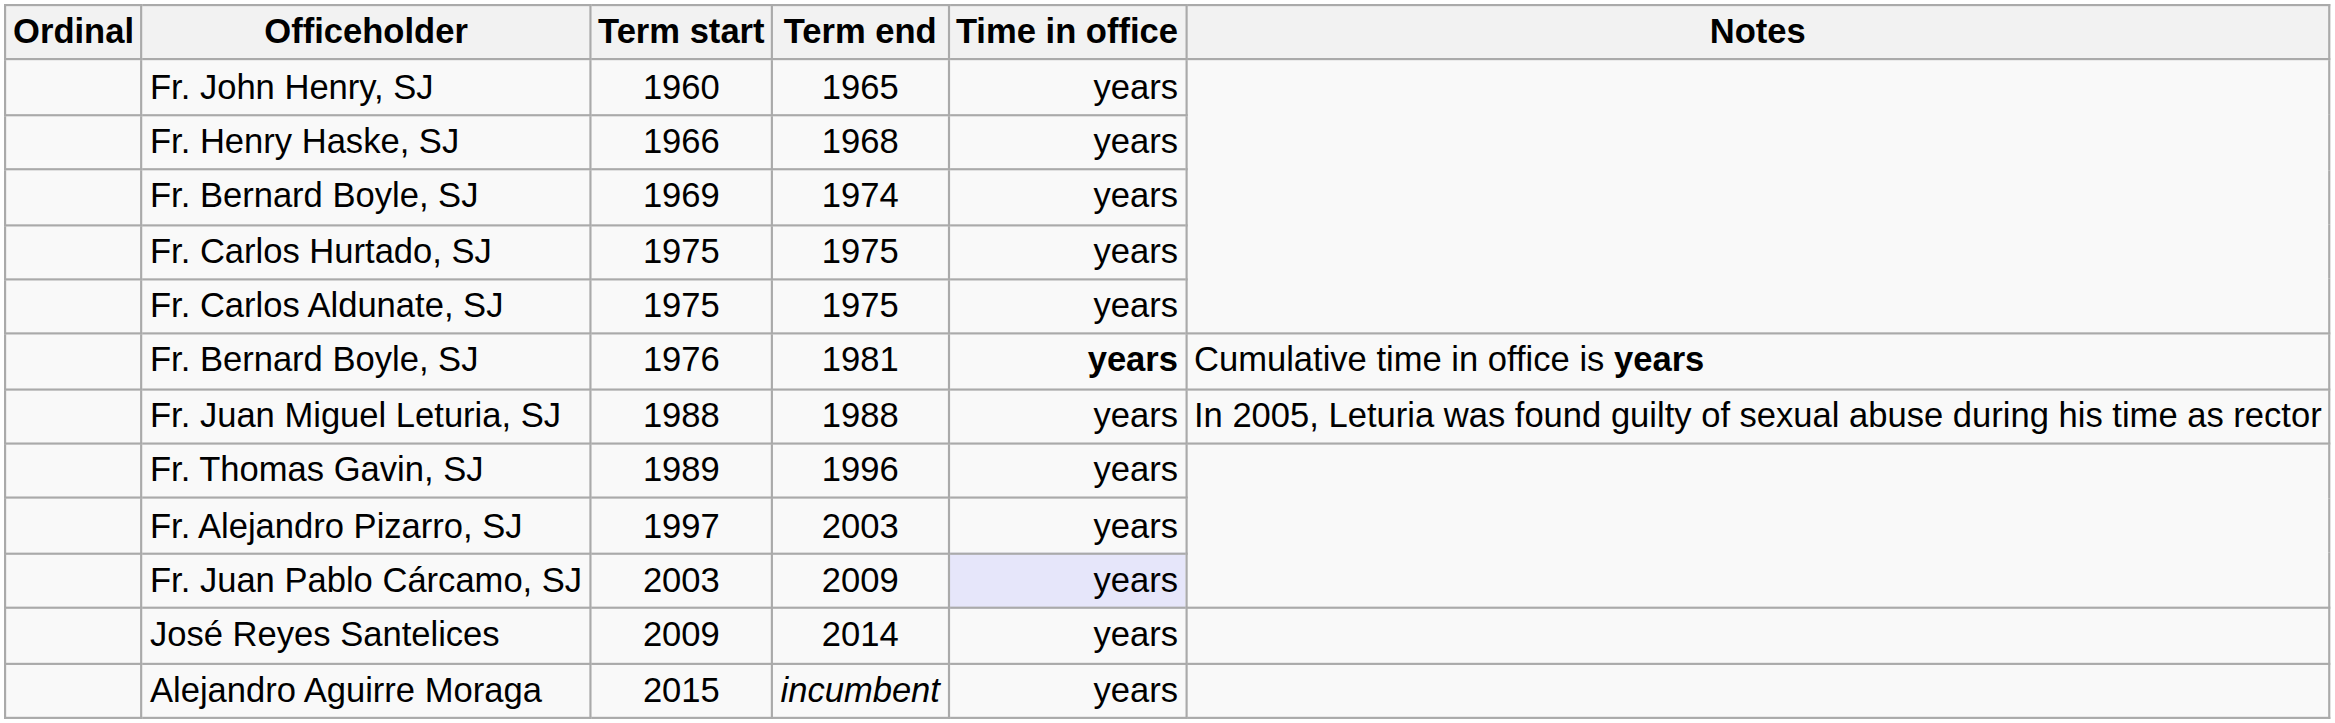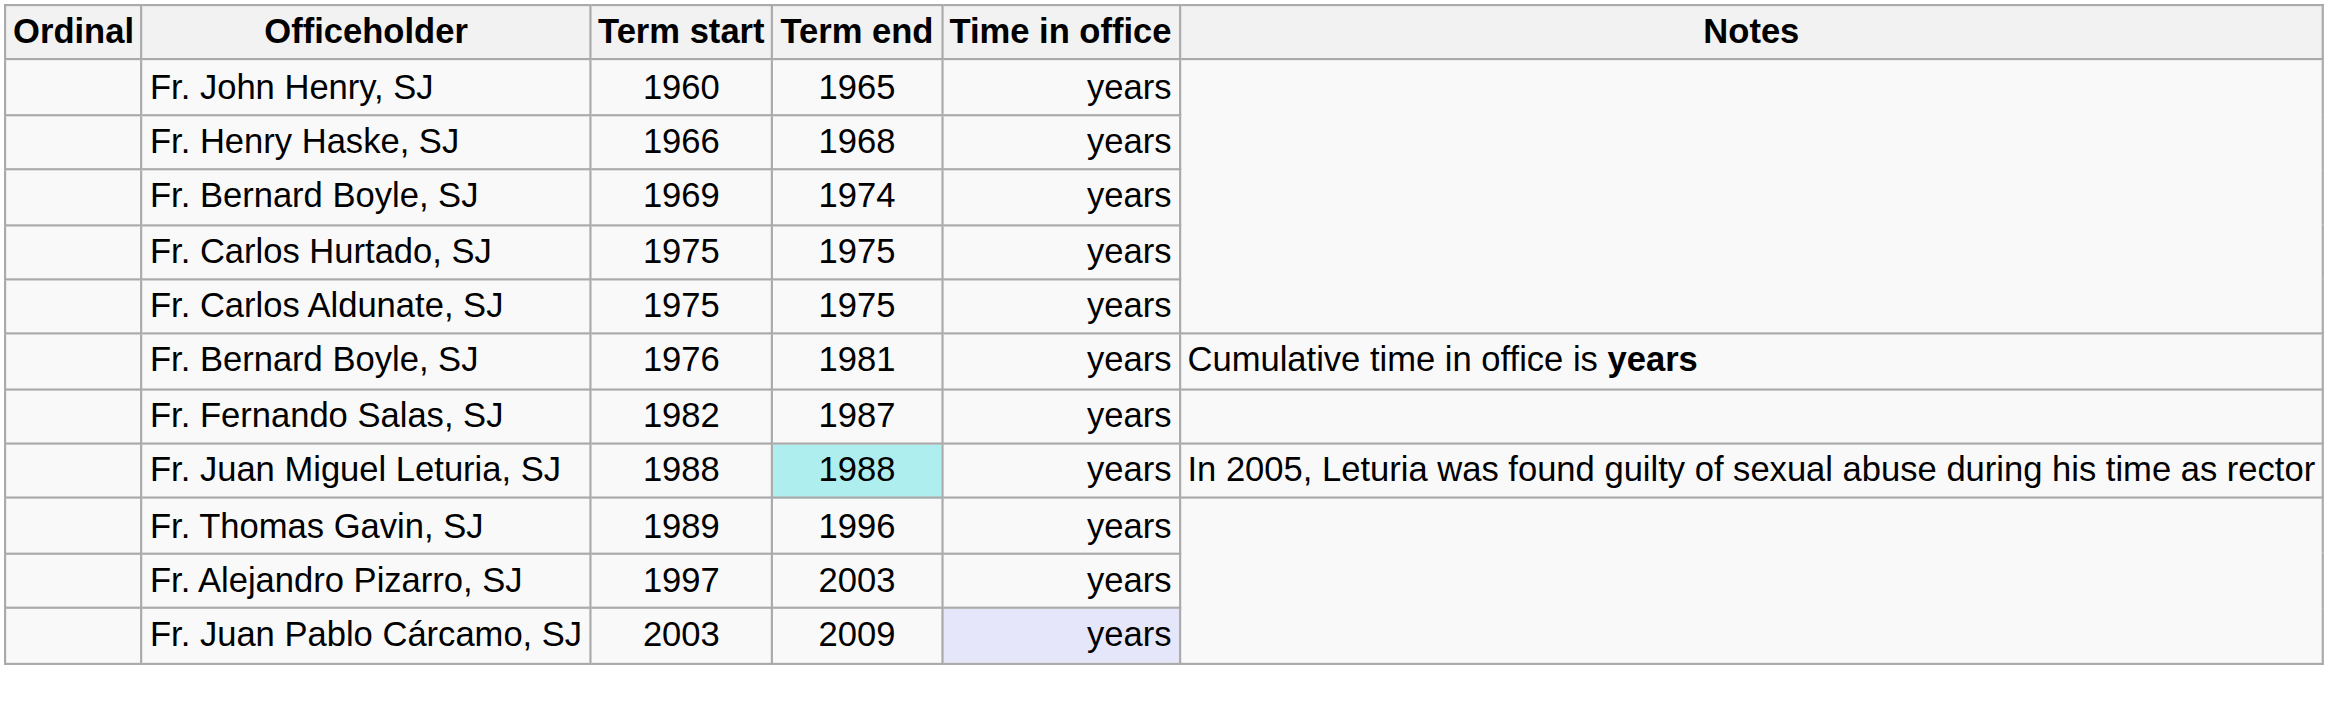(1133, 360) bold -> (1129, 360) normal
+ row: (327, 415)
(860, 415) no background -> (857, 470) paleturquoise background
- row: (325, 634)
- row: (346, 689)
